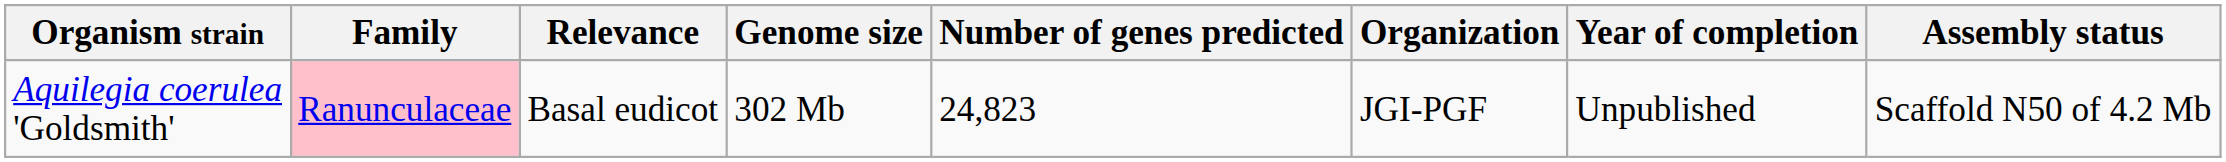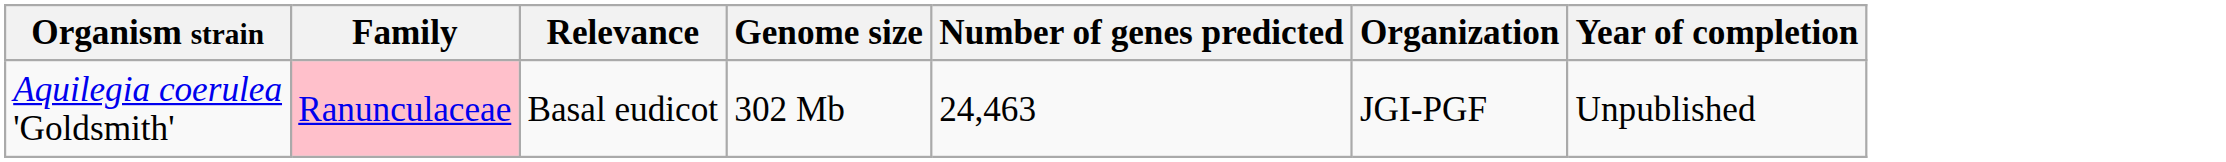- column: (2043, 32)
(988, 108) 24,823 -> (988, 108) 24,463
